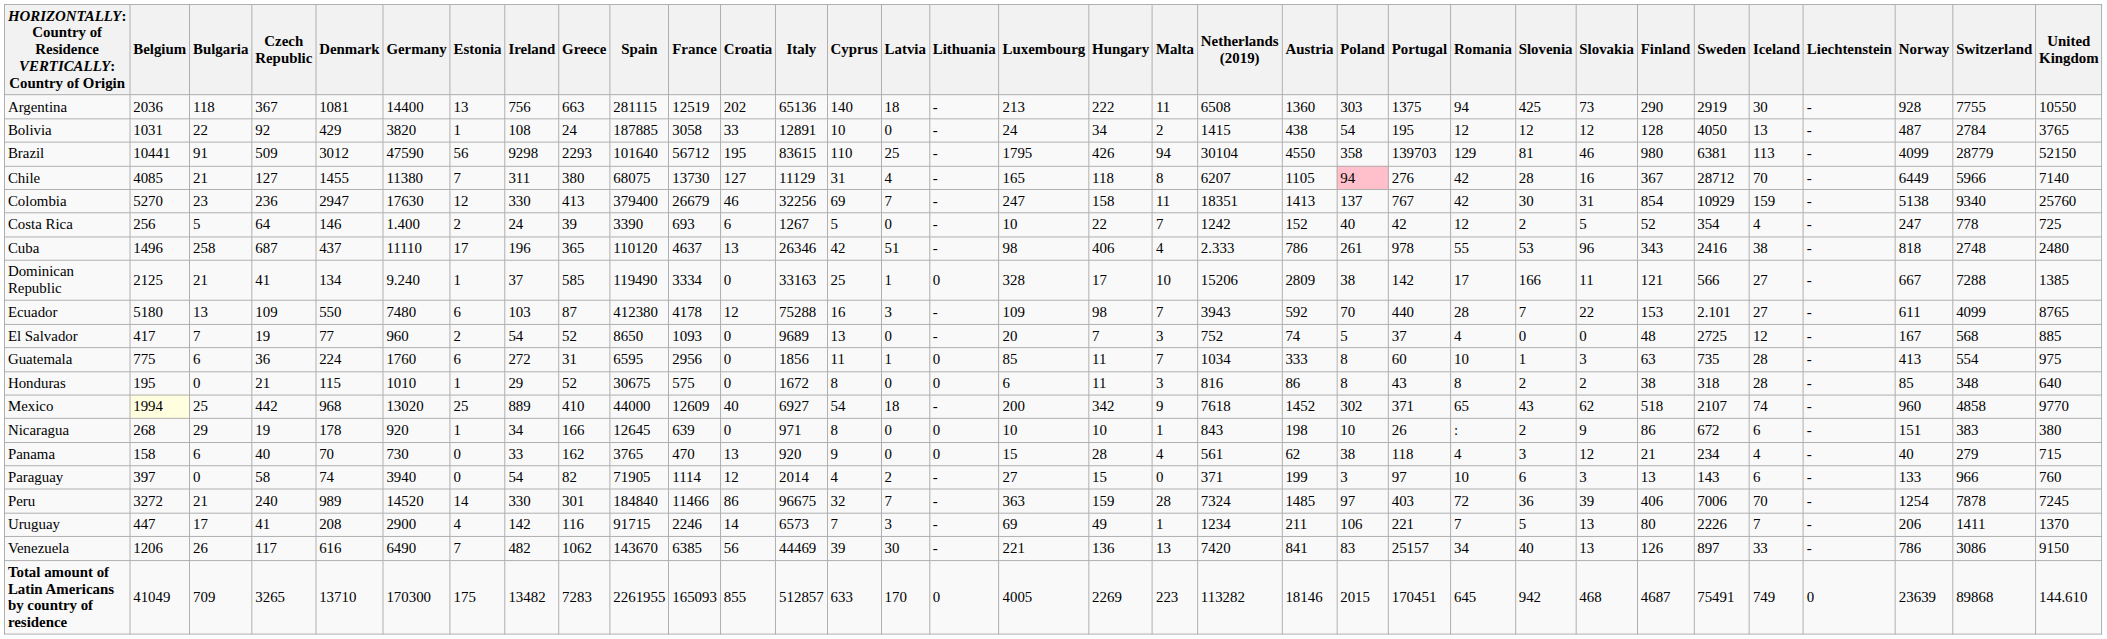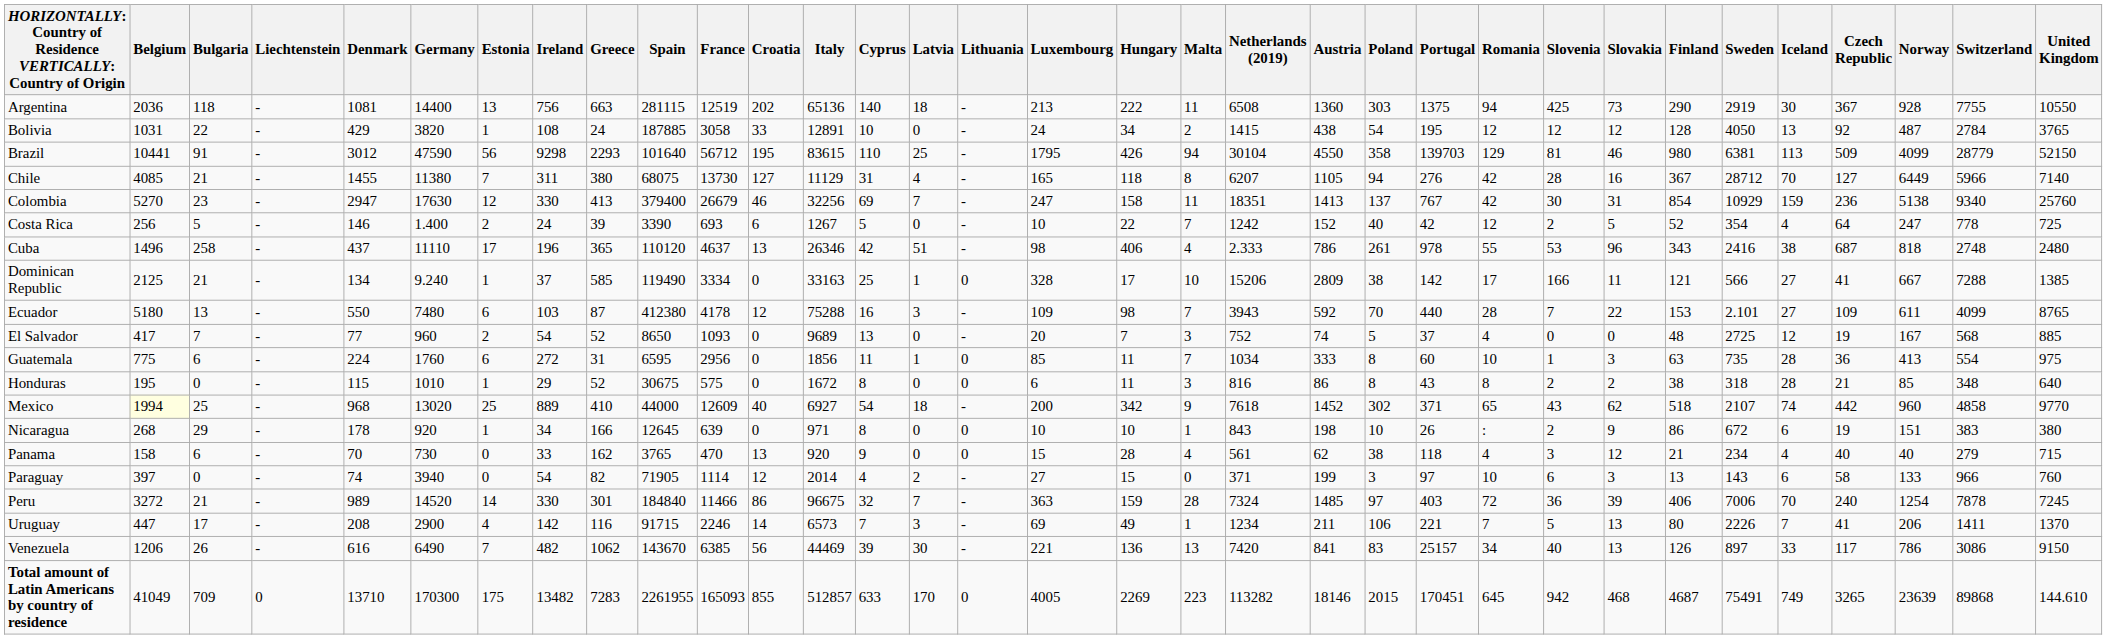columns swapped: (284, 49) <-> (1849, 49)
(1348, 177) pink background -> (1376, 177) no background
